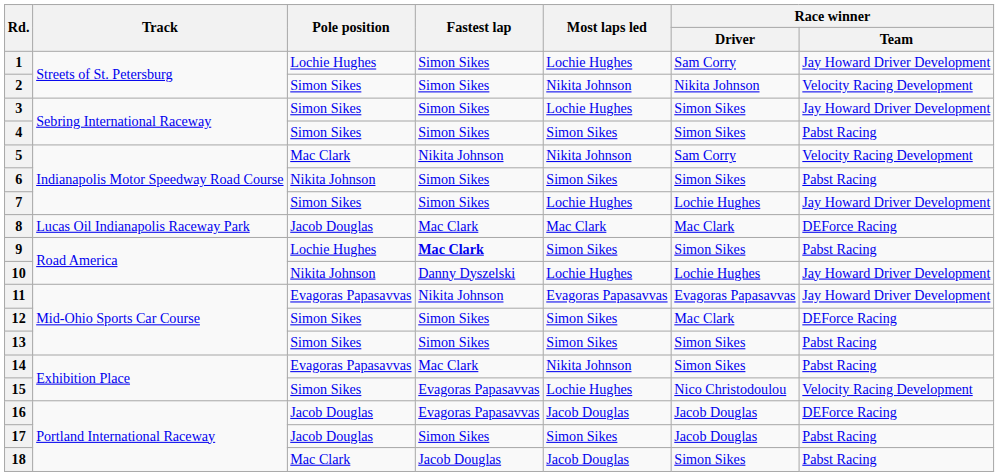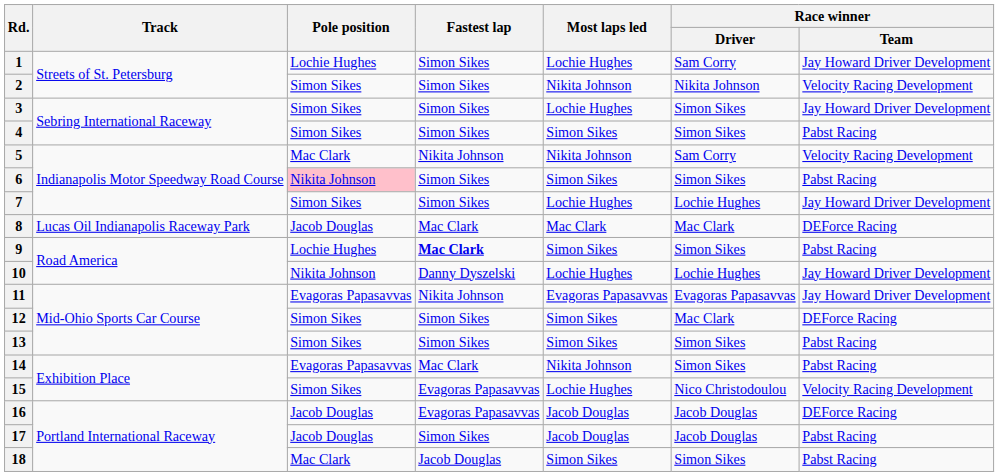(333, 179) no background -> (333, 179) pink background
(582, 435) Simon Sikes -> (588, 435) Jacob Douglas
(588, 459) Jacob Douglas -> (582, 459) Simon Sikes
